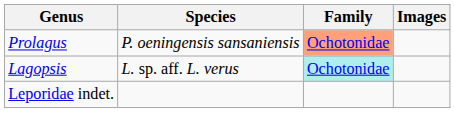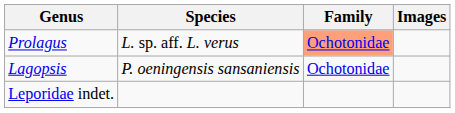(211, 42) P. oeningensis sansaniensis -> (180, 42) L. sp. aff. L. verus
(180, 68) L. sp. aff. L. verus -> (211, 68) P. oeningensis sansaniensis
(348, 68) paleturquoise background -> (348, 68) no background
